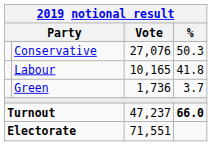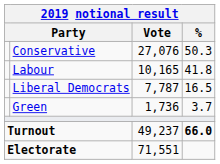+ row: (71, 88)
(150, 112) 47,237 -> (158, 131) 49,237
